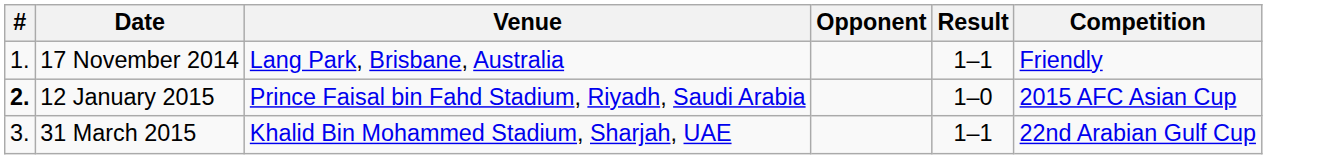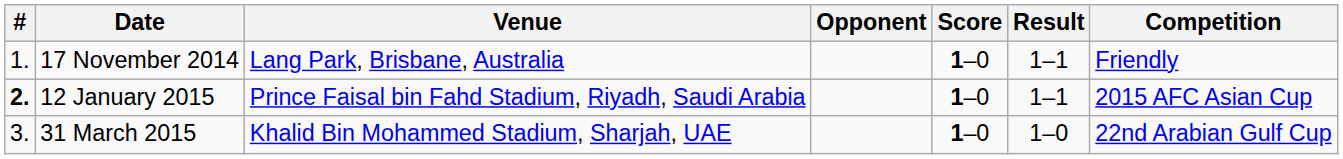+ column: (970, 23)
(973, 97) 1–0 -> (1049, 97) 1–1
(973, 134) 1–1 -> (1049, 134) 1–0
